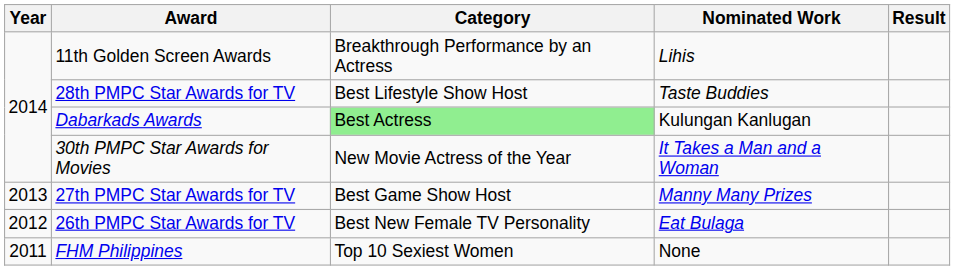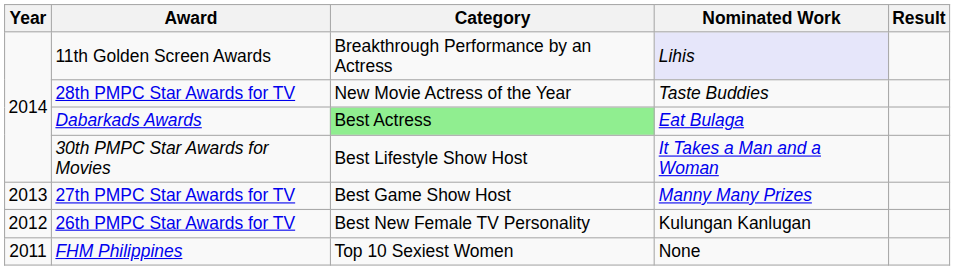(677, 55) no background -> (677, 55) lavender background
(431, 93) Best Lifestyle Show Host -> (453, 93) New Movie Actress of the Year
(735, 120) Kulungan Kanlugan -> (701, 120) Eat Bulaga
(453, 158) New Movie Actress of the Year -> (431, 158) Best Lifestyle Show Host
(701, 223) Eat Bulaga -> (735, 223) Kulungan Kanlugan
